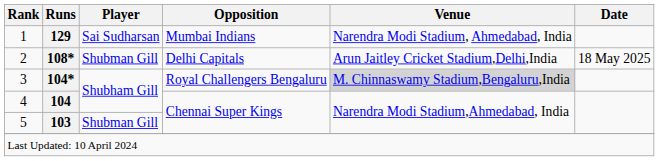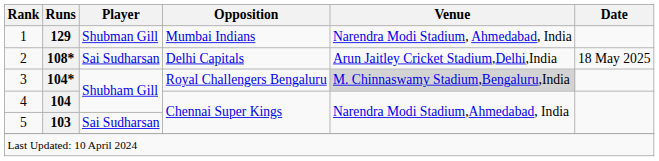(121, 36) Sai Sudharsan -> (120, 36) Shubman Gill
(120, 58) Shubman Gill -> (121, 58) Sai Sudharsan
(120, 123) Shubman Gill -> (121, 123) Sai Sudharsan
